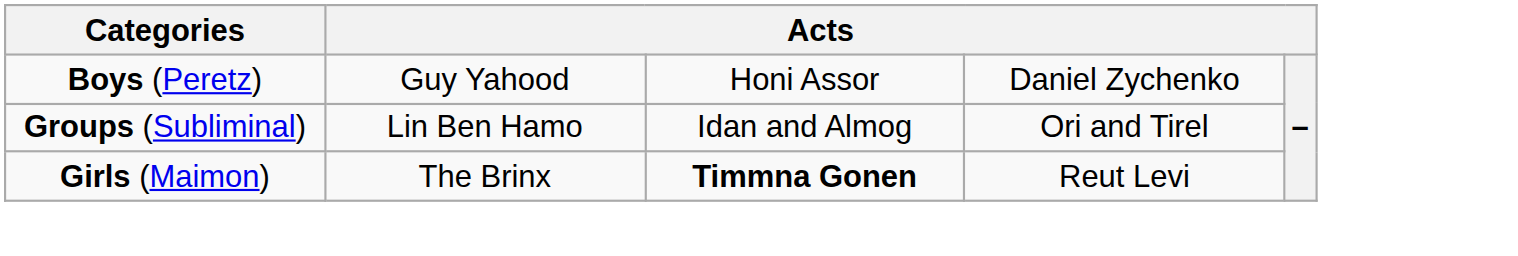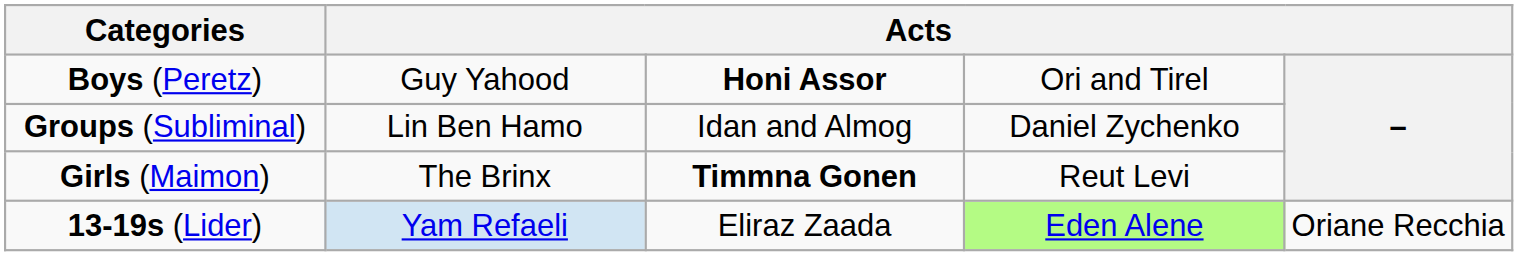(805, 79) normal -> (805, 79) bold
(1124, 79) Daniel Zychenko -> (1124, 79) Ori and Tirel
(1124, 128) Ori and Tirel -> (1124, 128) Daniel Zychenko
+ row: (165, 226)
